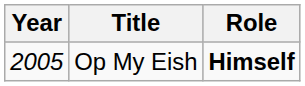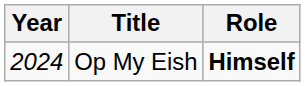(37, 61) 2005 -> (37, 61) 2024
